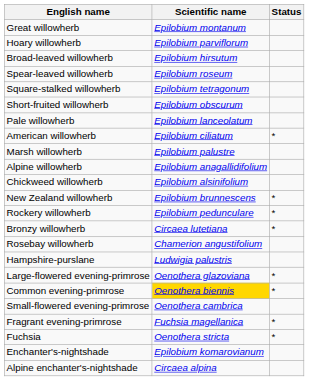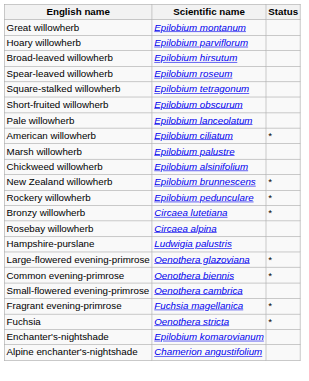- row: (44, 167)
(208, 244) Chamerion angustifolium -> (185, 228) Circaea alpina
(194, 290) gold background -> (194, 275) no background
(185, 368) Circaea alpina -> (208, 352) Chamerion angustifolium
